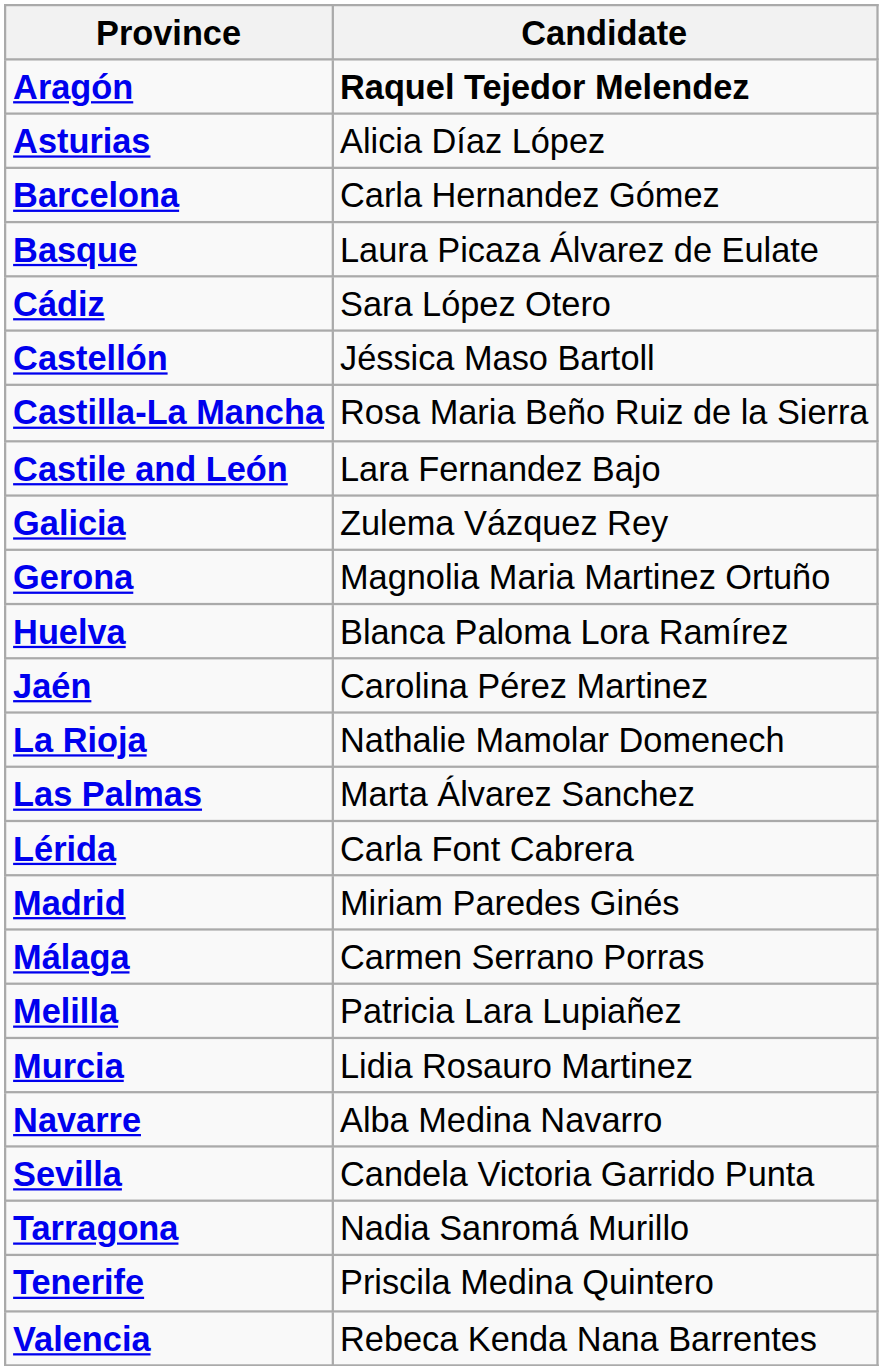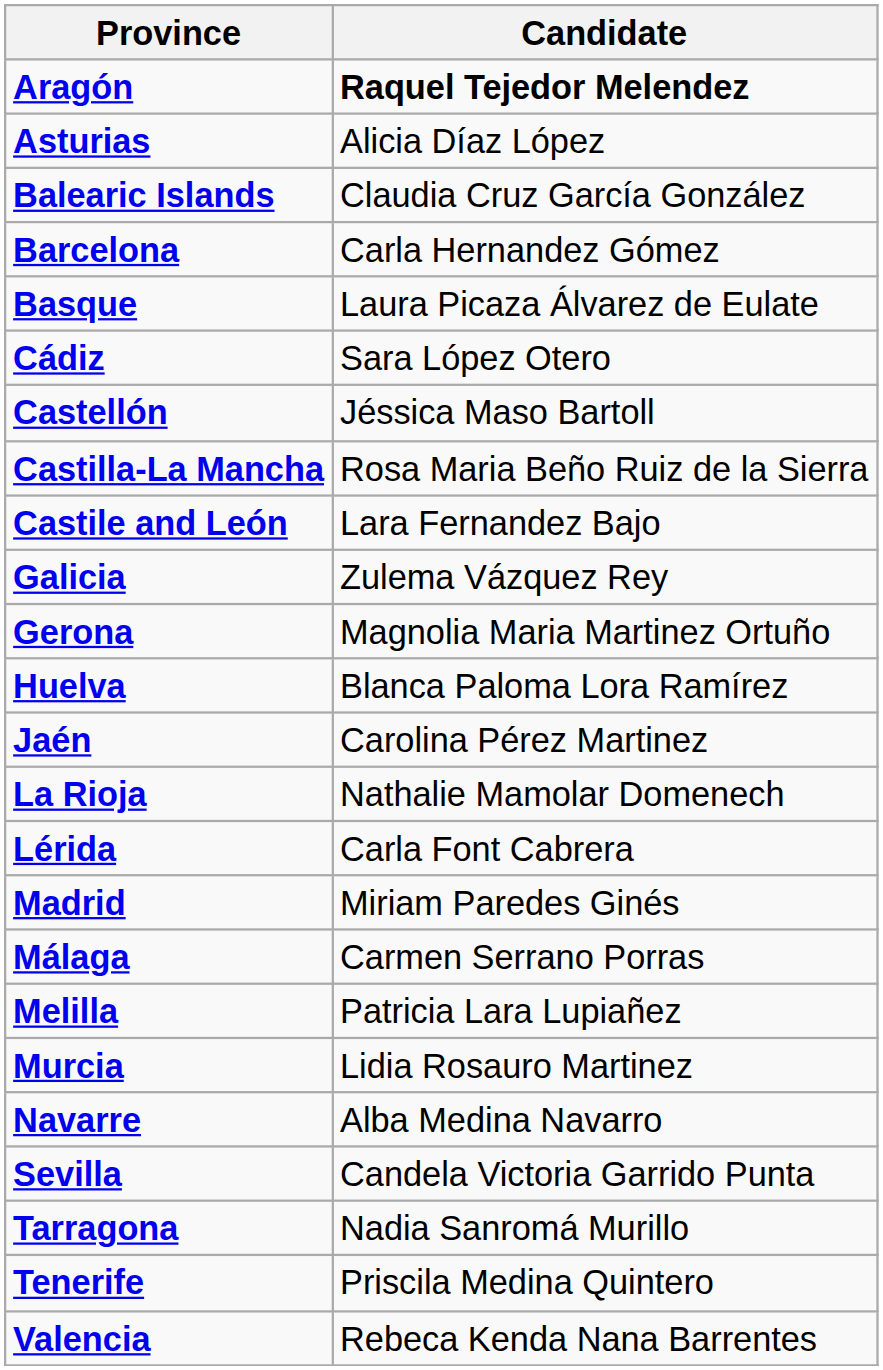+ row: (144, 196)
- row: (108, 794)
